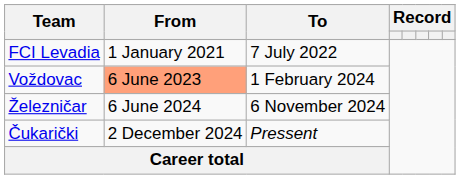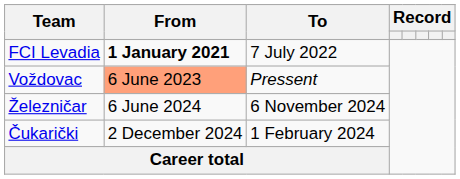(166, 52) normal -> (169, 52) bold
(313, 79) 1 February 2024 -> (284, 79) Pressent
(284, 133) Pressent -> (313, 133) 1 February 2024
